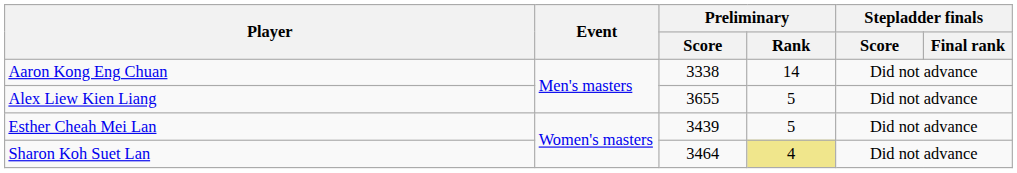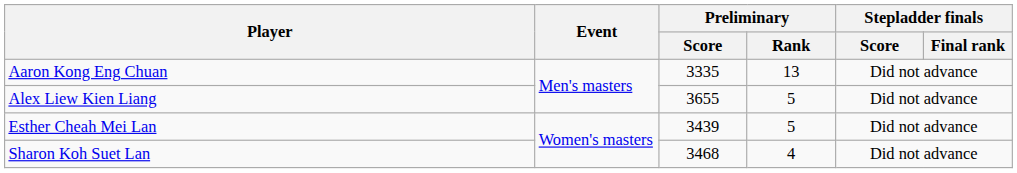(703, 72) 3338 -> (703, 72) 3335
(791, 72) 14 -> (791, 72) 13
(703, 153) 3464 -> (703, 153) 3468
(791, 153) khaki background -> (791, 153) no background
